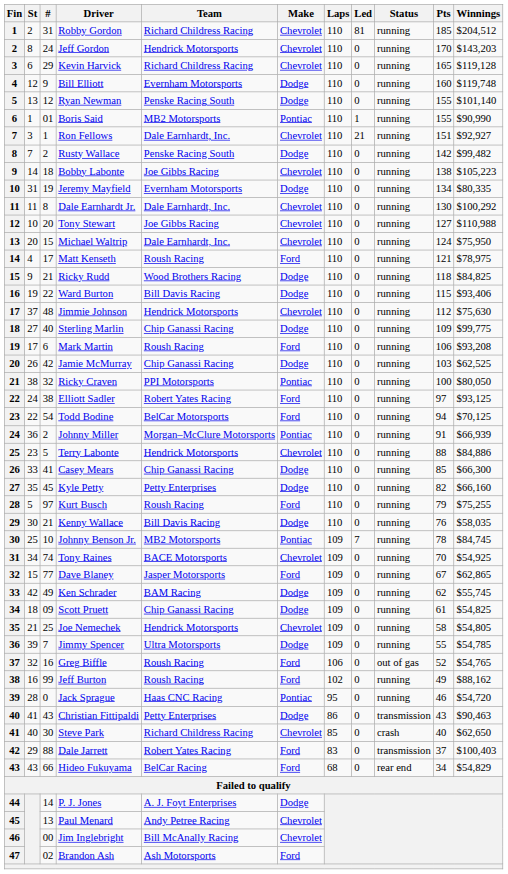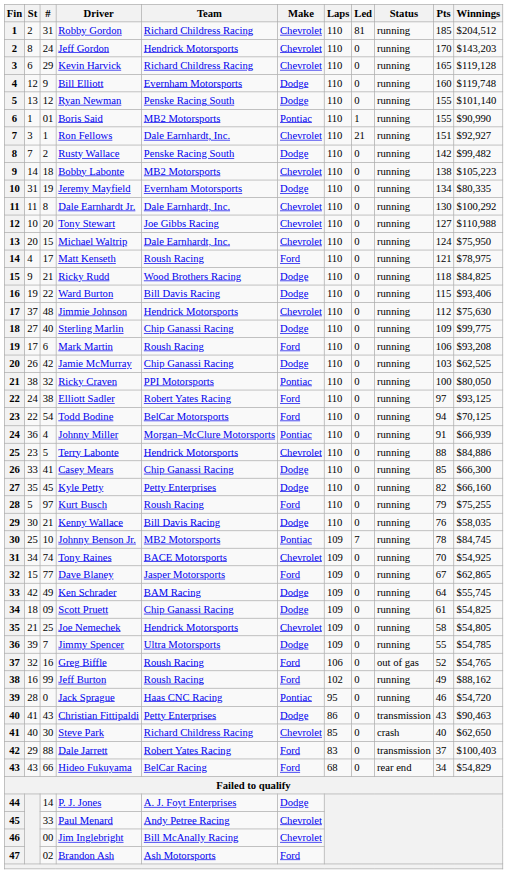(181, 171) Joe Gibbs Racing -> (182, 171) MB2 Motorsports
(45, 434) 2 -> (45, 434) 4
(441, 592) 62 -> (441, 592) 64
(48, 820) 13 -> (48, 820) 33
